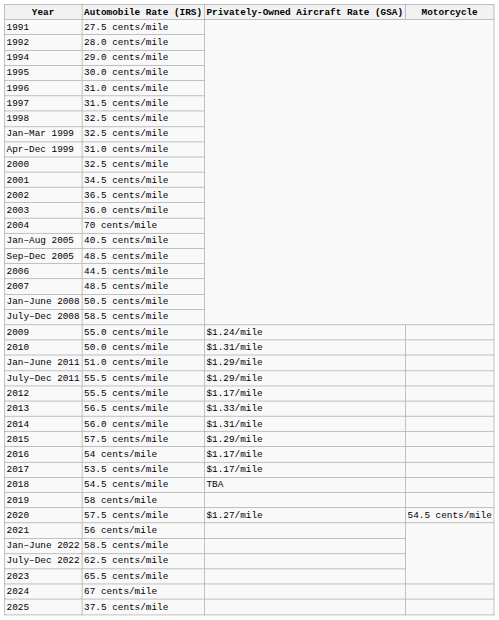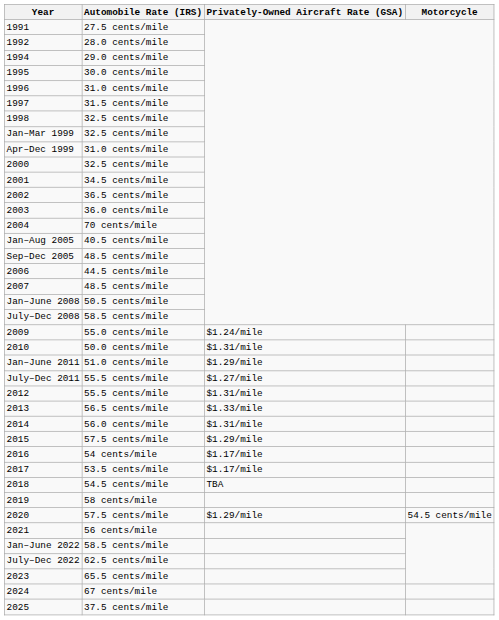(235, 378) $1.29/mile -> (235, 378) $1.27/mile
(235, 393) $1.17/mile -> (235, 393) $1.31/mile
(235, 515) $1.27/mile -> (235, 515) $1.29/mile
